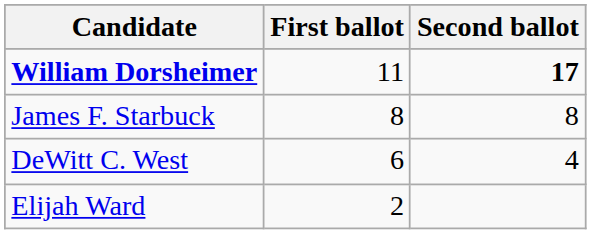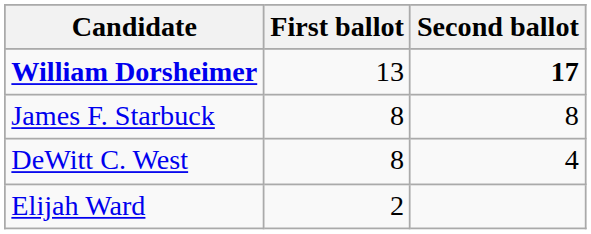(390, 71) 11 -> (390, 71) 13
(397, 160) 6 -> (397, 160) 8
